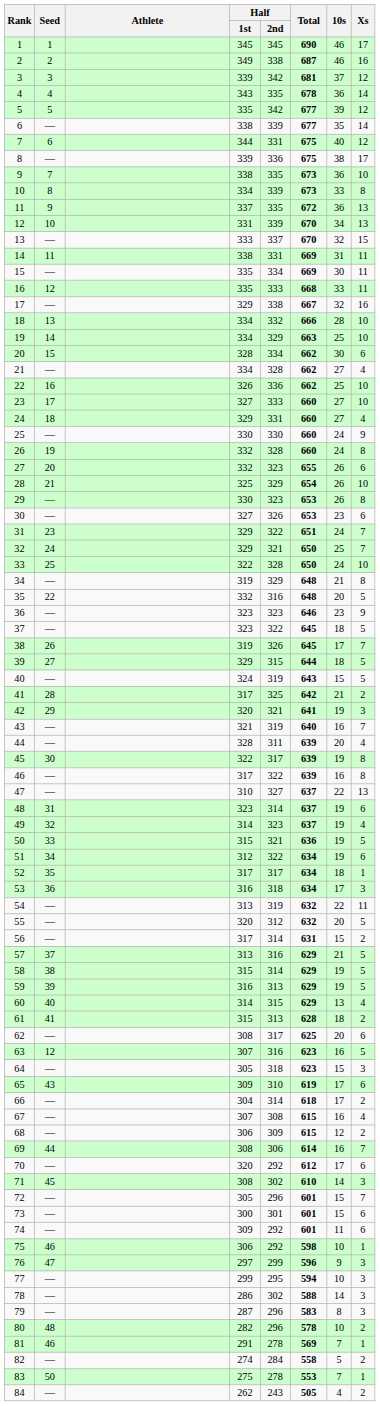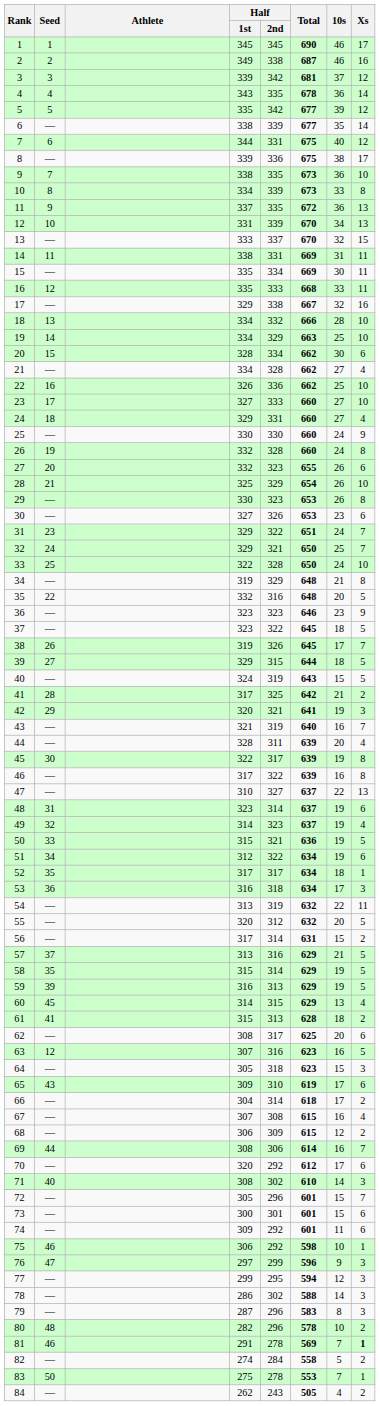(50, 970) 38 -> (50, 970) 35
(50, 1003) 40 -> (50, 1003) 45
(50, 1181) 45 -> (50, 1181) 40
(339, 1279) 10 -> (339, 1279) 12
(363, 1344) normal -> (363, 1344) bold
